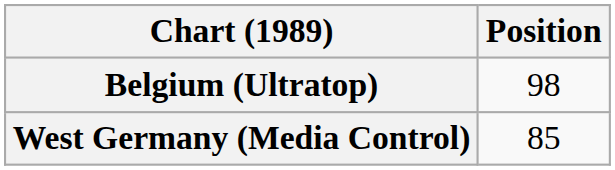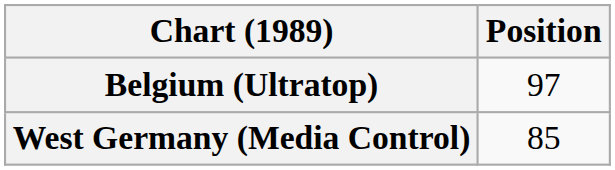(544, 84) 98 -> (544, 84) 97
